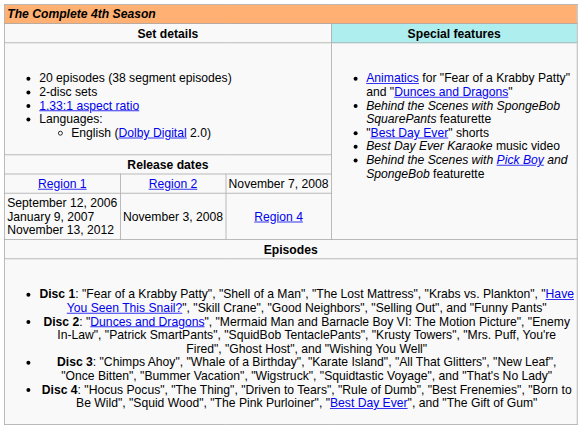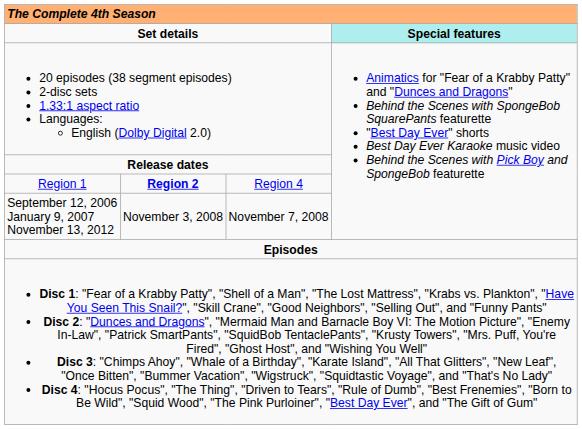(173, 184) normal -> (173, 184) bold
(279, 184) November 7, 2008 -> (279, 184) Region 4
(279, 216) Region 4 -> (279, 216) November 7, 2008
